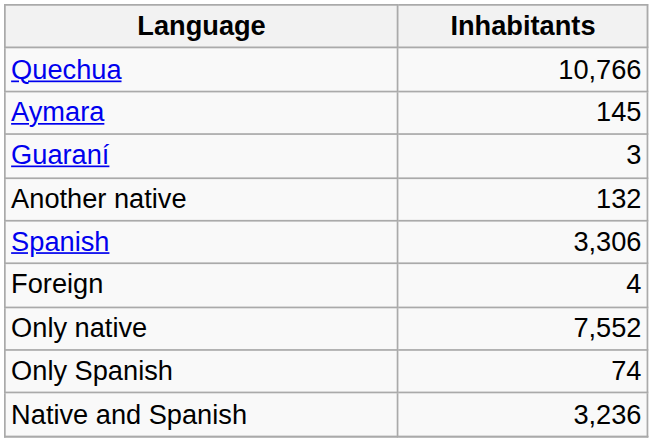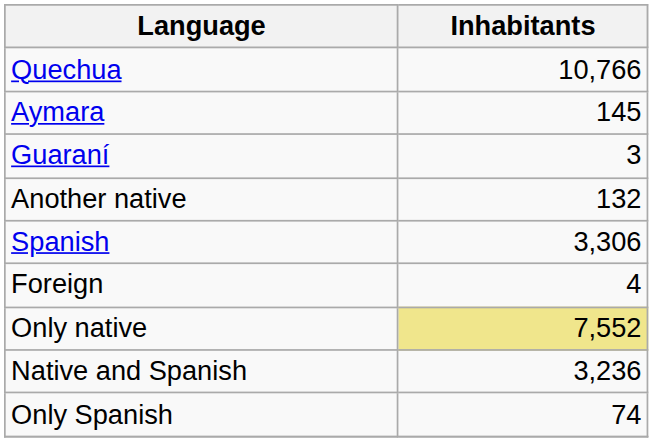(607, 328) no background -> (607, 328) khaki background
rows swapped: (129, 414) <-> (92, 371)
